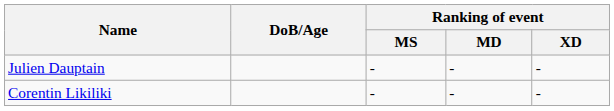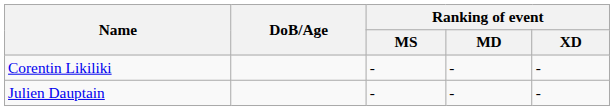rows swapped: (56, 67) <-> (60, 93)
